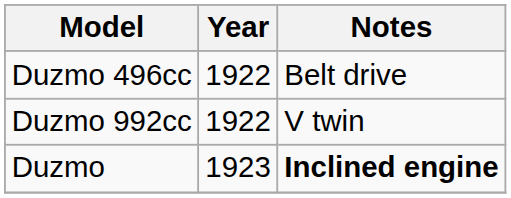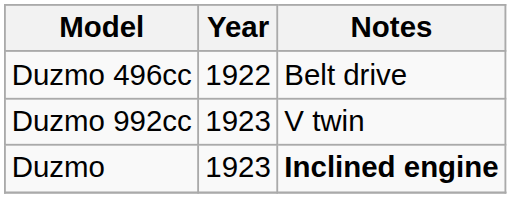(238, 121) 1922 -> (238, 121) 1923
